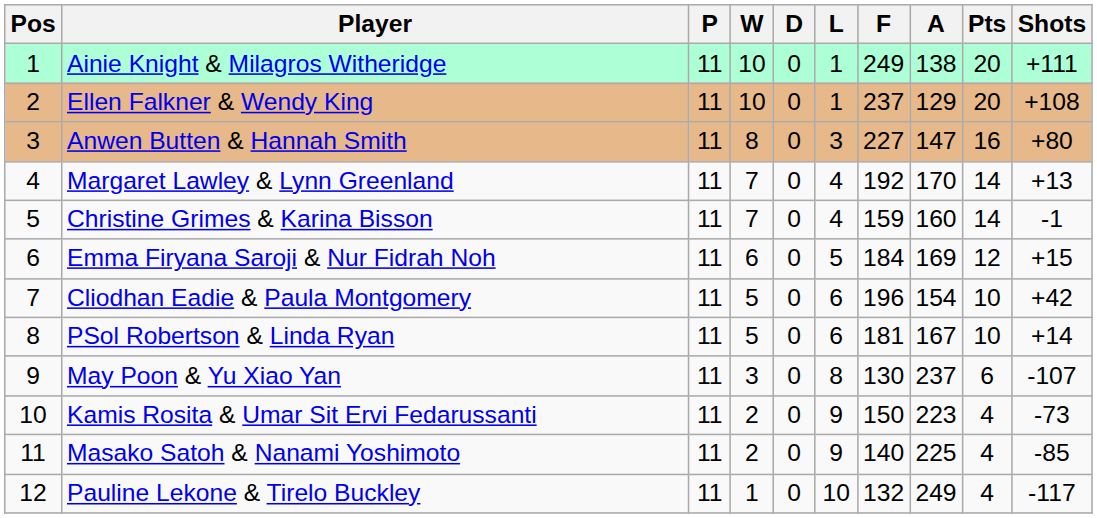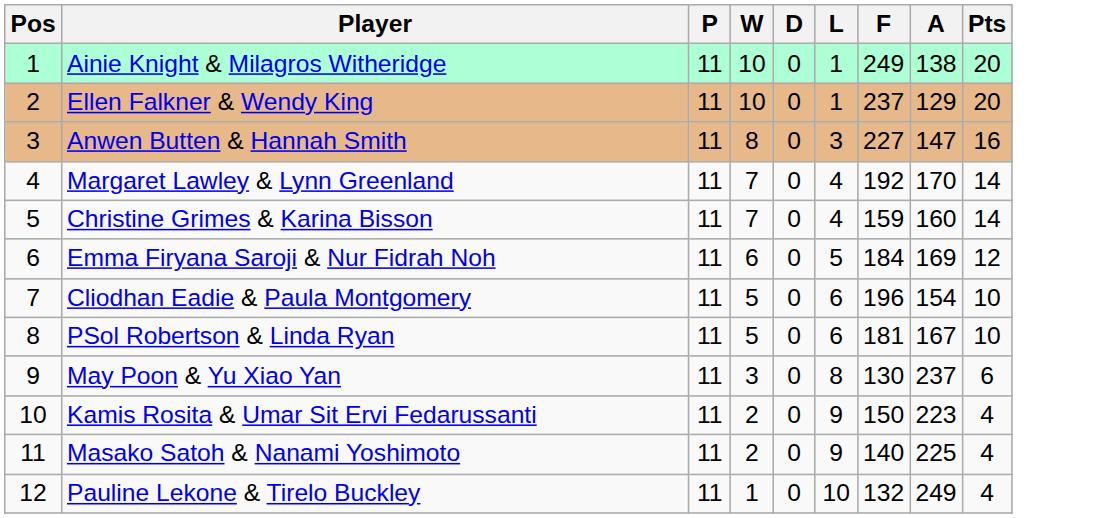- column: (1052, 24)
